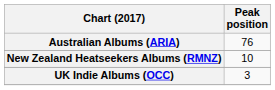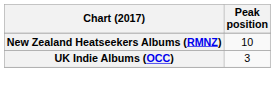- row: (114, 42)
